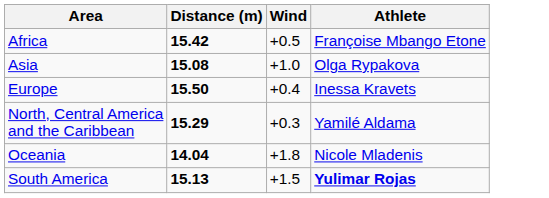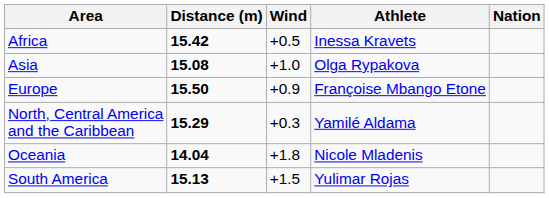+ column: (517, 16)
(400, 41) Françoise Mbango Etone -> (365, 41) Inessa Kravets
(285, 89) +0.4 -> (285, 89) +0.9
(365, 89) Inessa Kravets -> (400, 89) Françoise Mbango Etone
(365, 180) bold -> (362, 180) normal
